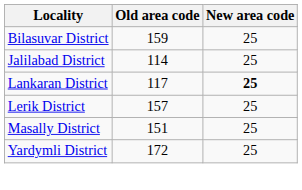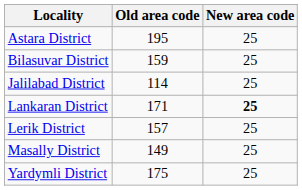+ row: (49, 38)
(157, 83) 117 -> (157, 106) 171
(157, 128) 151 -> (157, 151) 149
(157, 151) 172 -> (157, 173) 175
